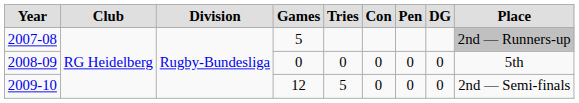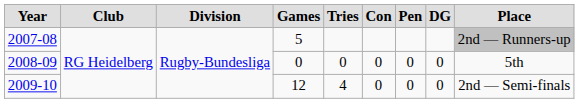(343, 86) 5 -> (343, 86) 4
